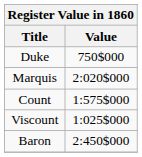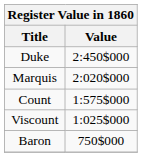(101, 57) 750$000 -> (101, 57) 2:450$000
(101, 141) 2:450$000 -> (101, 141) 750$000
